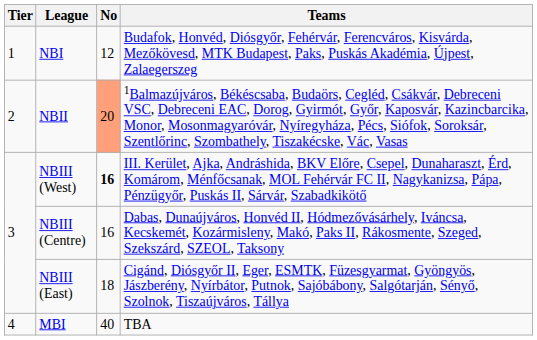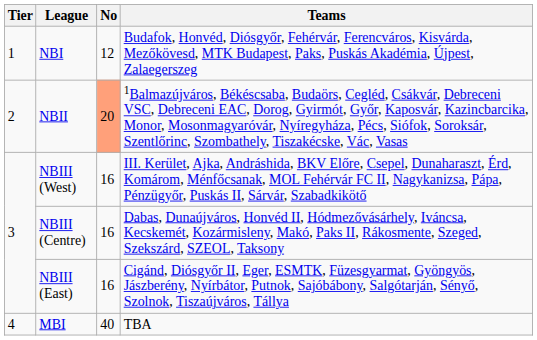(107, 179) bold -> (107, 179) normal
(107, 286) 18 -> (107, 286) 16
